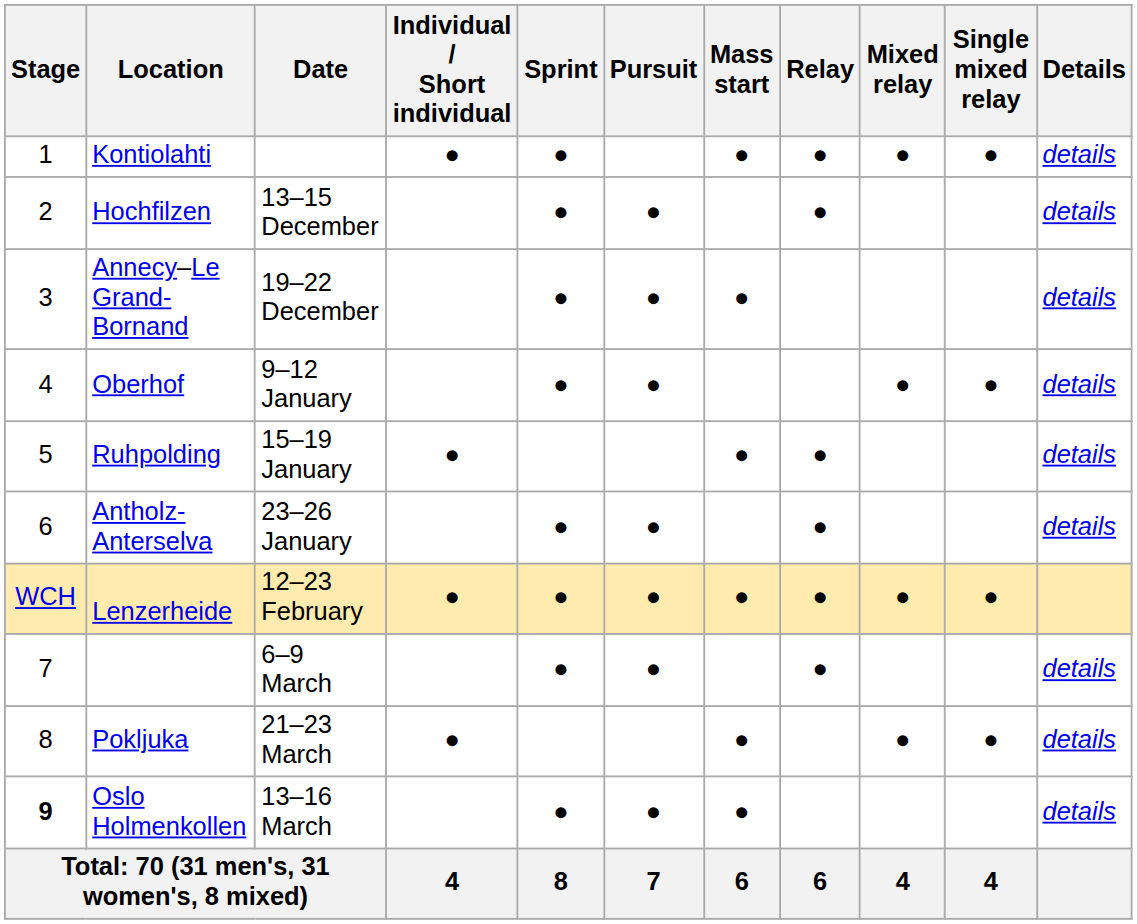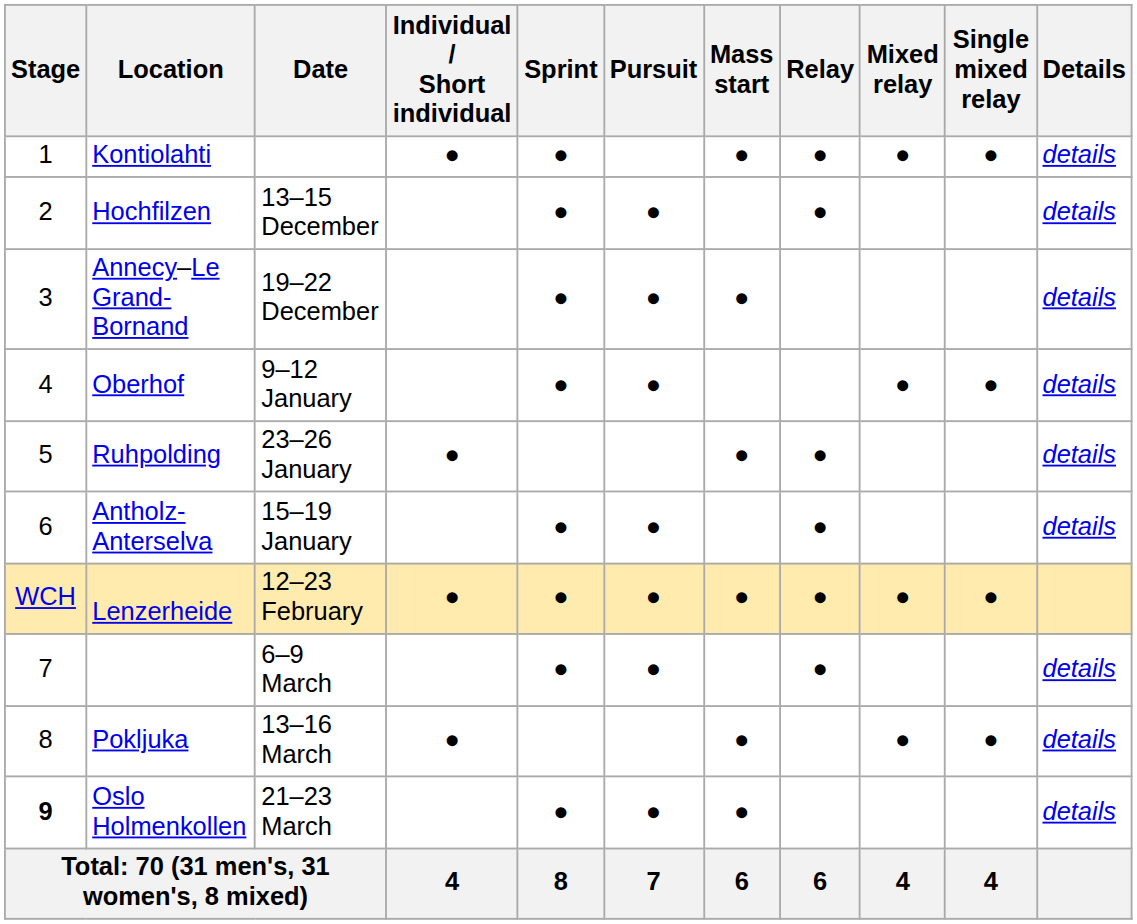(307, 455) 15–19 January -> (307, 455) 23–26 January
(307, 526) 23–26 January -> (307, 526) 15–19 January
(297, 740) 21–23 March -> (297, 740) 13–16 March
(297, 811) 13–16 March -> (297, 811) 21–23 March
